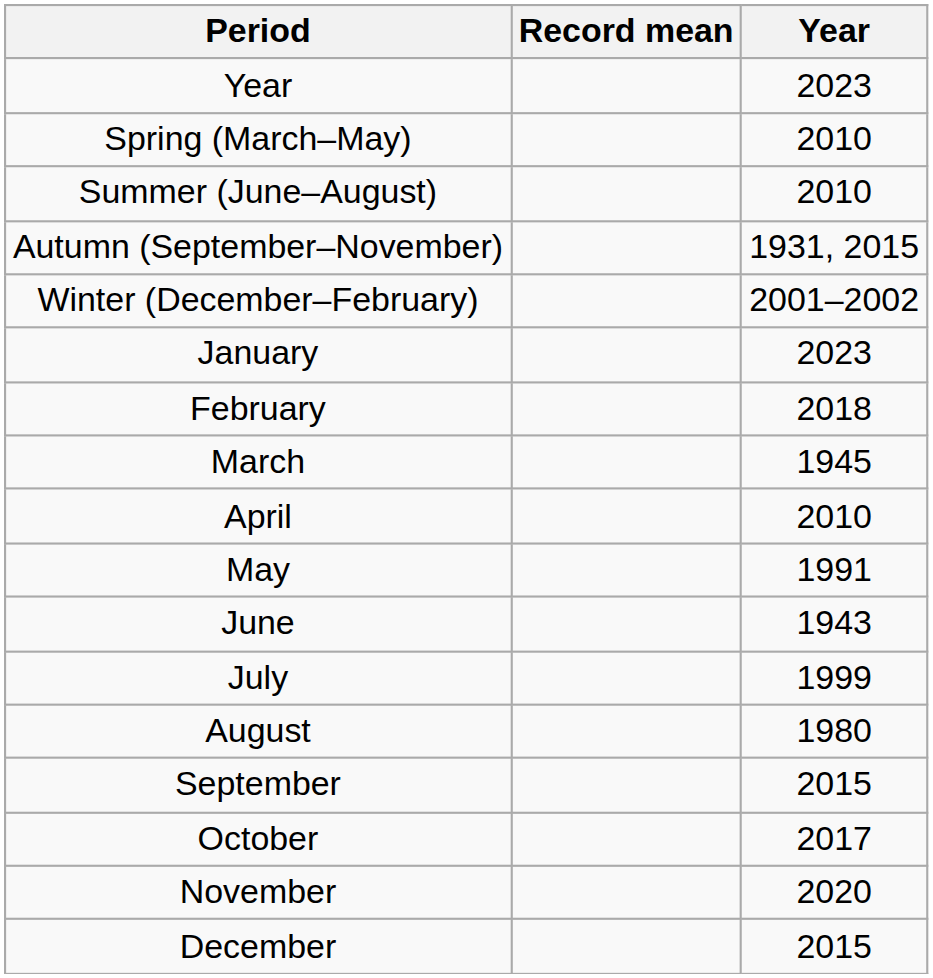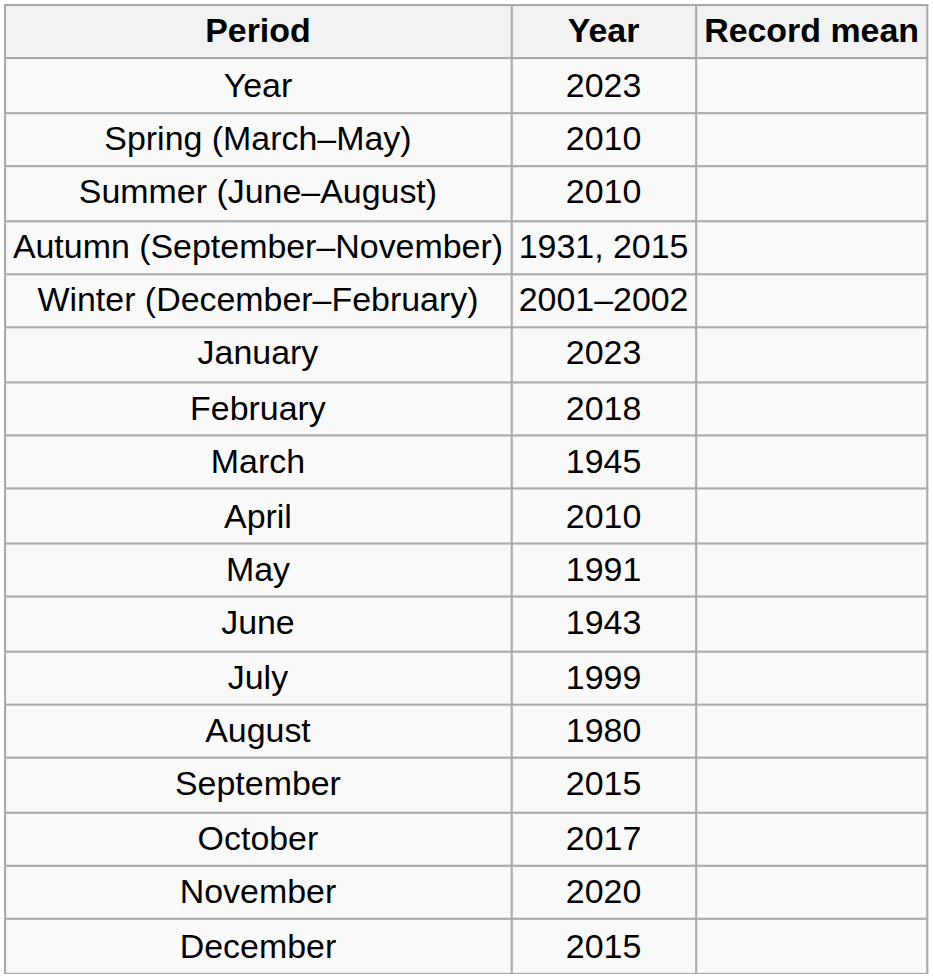columns swapped: (626, 31) <-> (834, 31)
